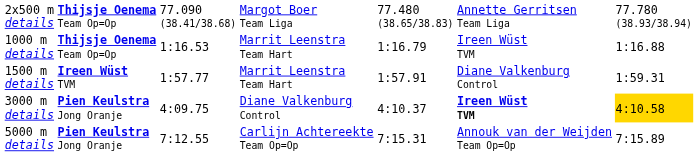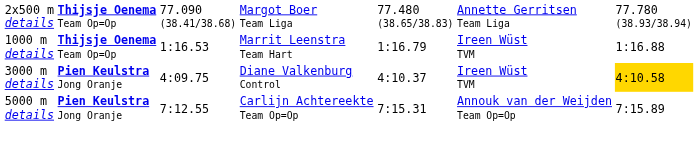- row: (29, 77)
(492, 108) bold -> (492, 77) normal
